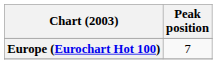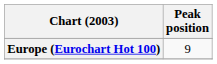(188, 48) 7 -> (188, 48) 9
